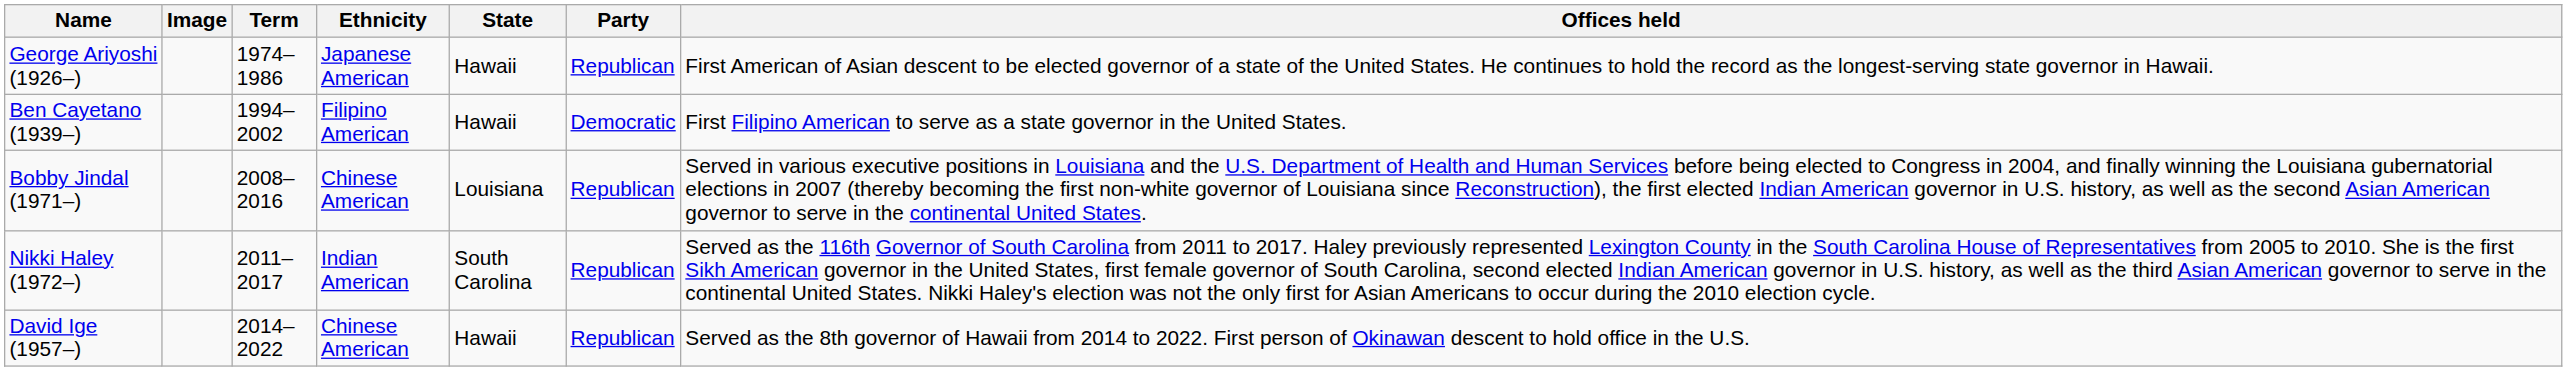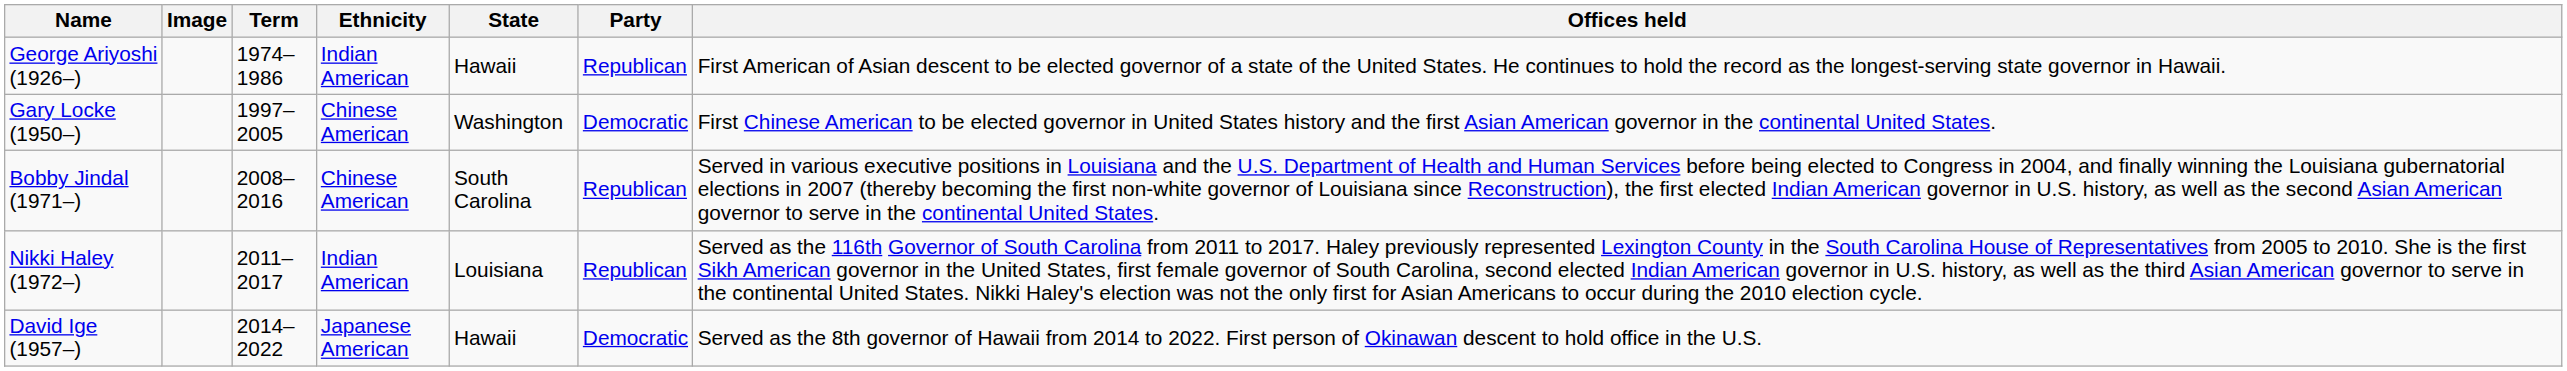(366, 65) Japanese American -> (365, 65) Indian American
- row: (75, 122)
+ row: (63, 122)
(499, 190) Louisiana -> (493, 190) South Carolina
(493, 269) South Carolina -> (498, 269) Louisiana
(365, 338) Chinese American -> (366, 338) Japanese American
(623, 338) Republican -> (635, 338) Democratic
